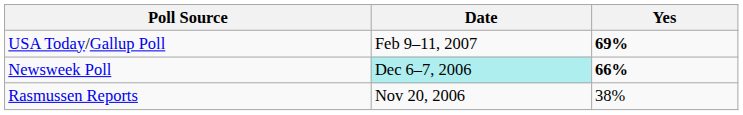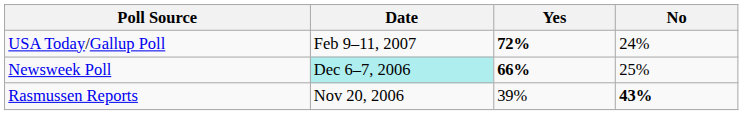+ column: (677, 17)
(611, 43) 69% -> (514, 43) 72%
(610, 95) 38% -> (512, 95) 39%
